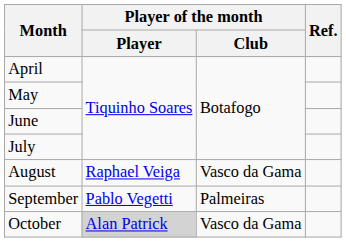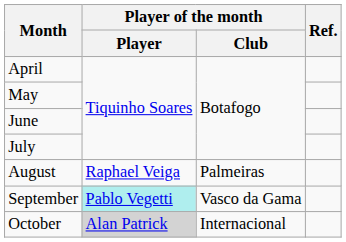(251, 172) Vasco da Gama -> (232, 172) Palmeiras
(129, 198) no background -> (129, 198) paleturquoise background
(232, 198) Palmeiras -> (251, 198) Vasco da Gama
(251, 224) Vasco da Gama -> (243, 224) Internacional
